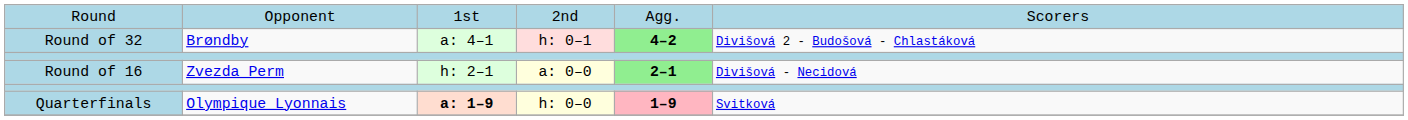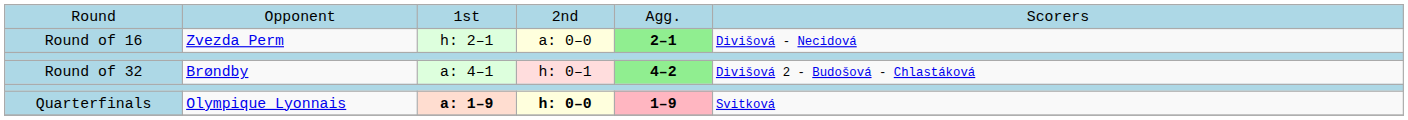rows swapped: (94, 41) <-> (94, 72)
(565, 103) normal -> (565, 103) bold
